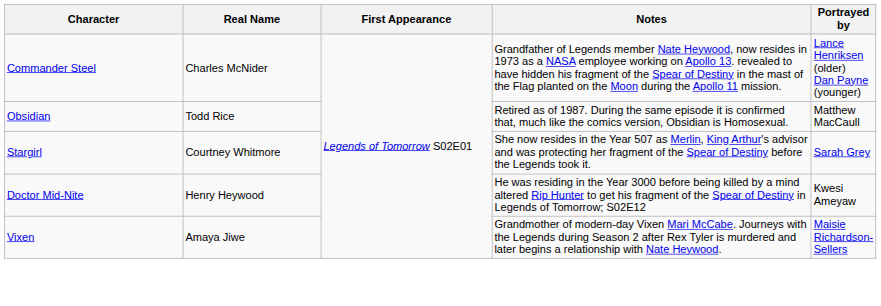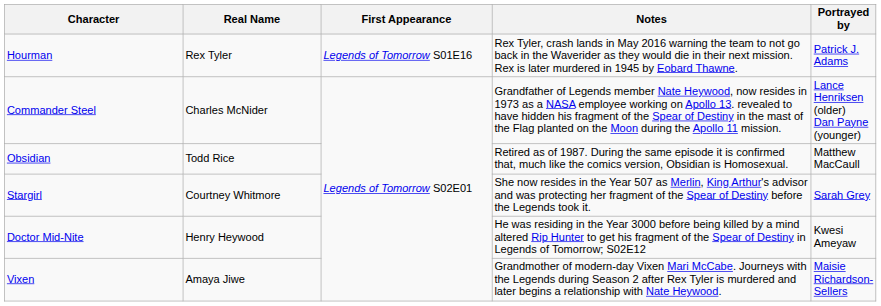+ row: (30, 55)
